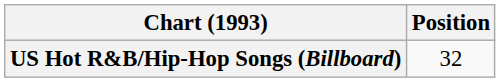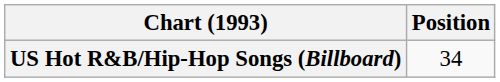(451, 58) 32 -> (451, 58) 34
